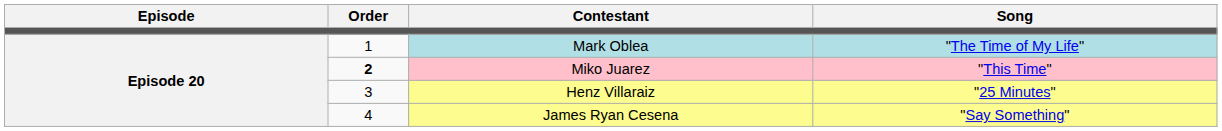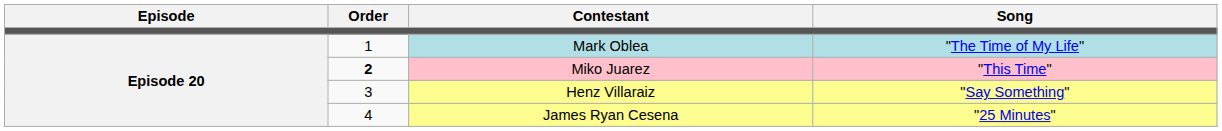(1015, 92) "25 Minutes" -> (1015, 92) "Say Something"
(1015, 115) "Say Something" -> (1015, 115) "25 Minutes"
